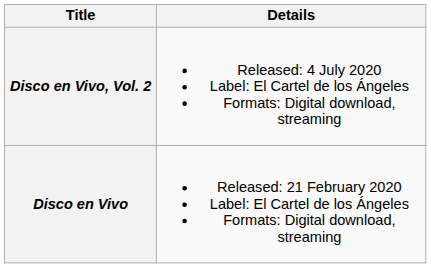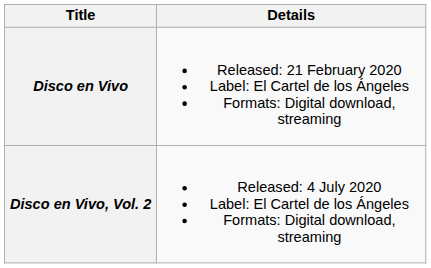rows swapped: (81, 204) <-> (81, 86)
